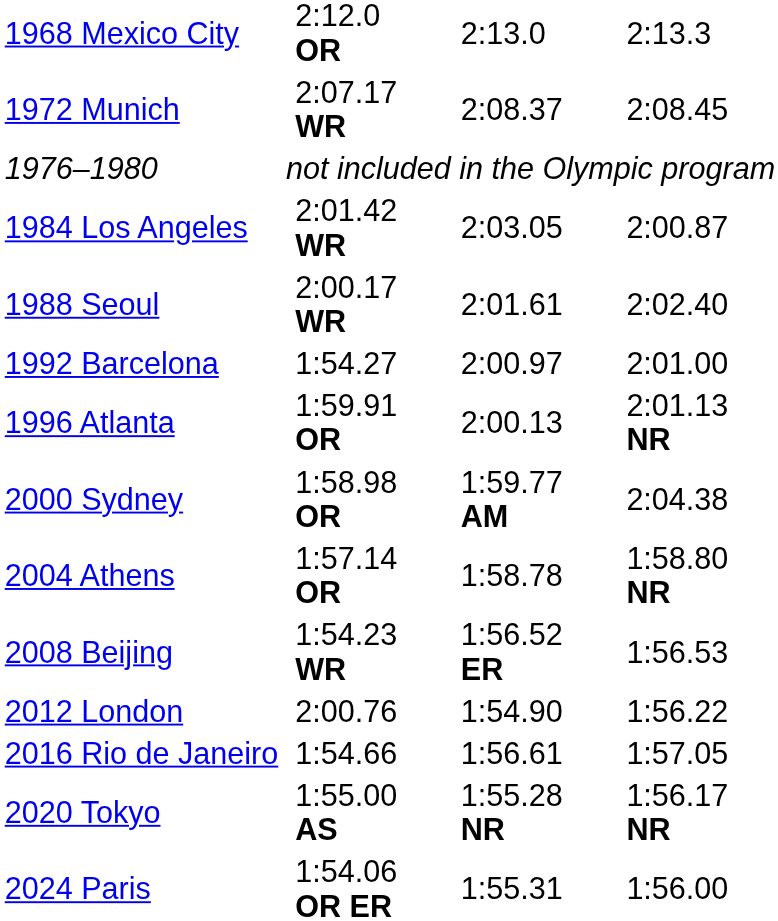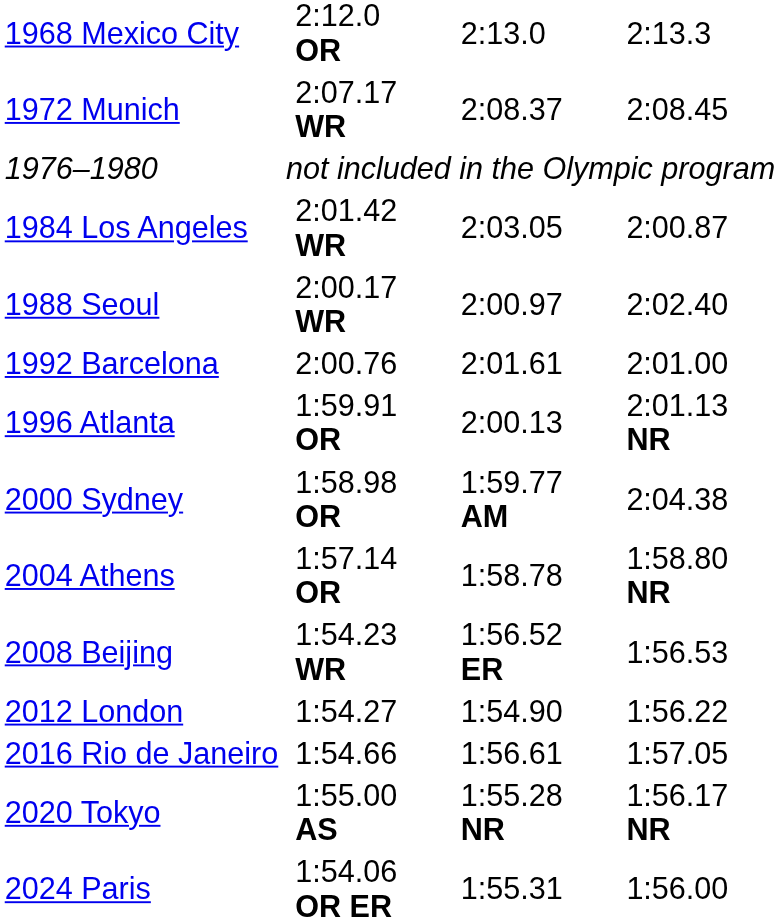(512, 304) 2:01.61 -> (512, 304) 2:00.97
(346, 364) 1:54.27 -> (346, 364) 2:00.76
(512, 364) 2:00.97 -> (512, 364) 2:01.61
(346, 711) 2:00.76 -> (346, 711) 1:54.27
